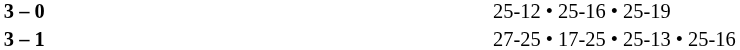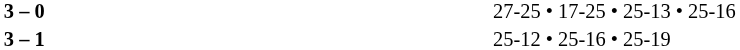(582, 10) 25-12 • 25-16 • 25-19 -> (614, 10) 27-25 • 17-25 • 25-13 • 25-16
(614, 39) 27-25 • 17-25 • 25-13 • 25-16 -> (582, 39) 25-12 • 25-16 • 25-19
